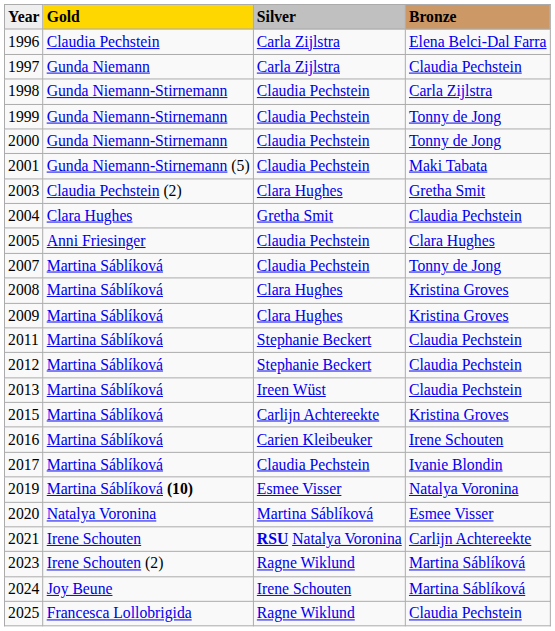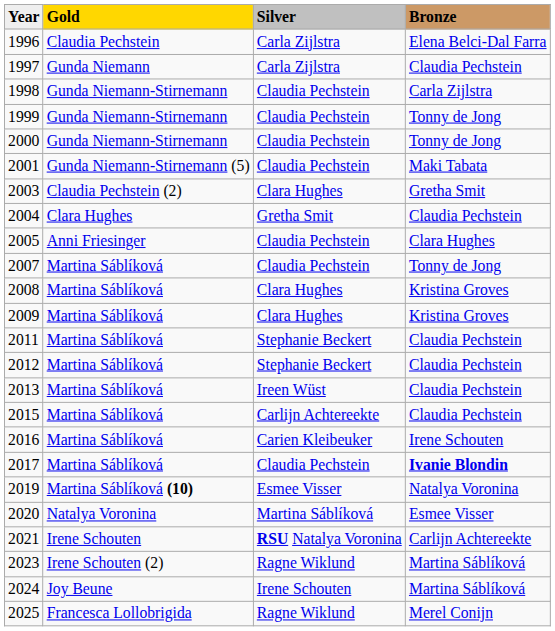(459, 414) Kristina Groves -> (465, 414) Claudia Pechstein
(456, 464) normal -> (458, 464) bold
(465, 613) Claudia Pechstein -> (451, 613) Merel Conijn
